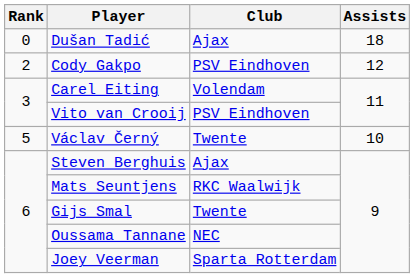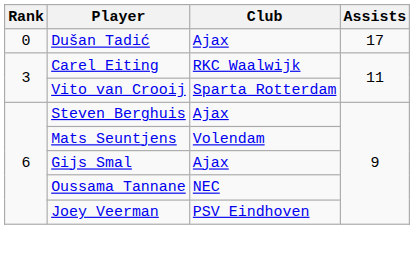(375, 41) 18 -> (375, 41) 17
- row: (96, 65)
(229, 90) Volendam -> (247, 65) RKC Waalwijk
(251, 114) PSV Eindhoven -> (265, 90) Sparta Rotterdam
- row: (105, 139)
(247, 187) RKC Waalwijk -> (229, 139) Volendam
(220, 212) Twente -> (211, 163) Ajax
(265, 260) Sparta Rotterdam -> (251, 212) PSV Eindhoven
